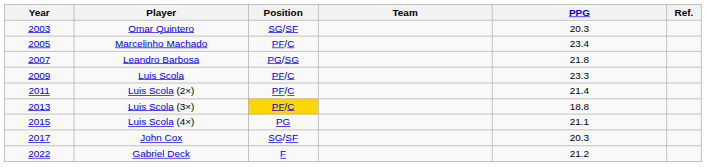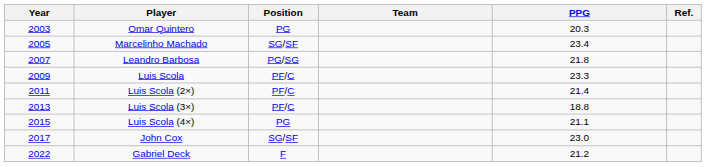(283, 28) SG/SF -> (283, 28) PG
(283, 44) PF/C -> (283, 44) SG/SF
(283, 107) gold background -> (283, 107) no background
(579, 138) 20.3 -> (579, 138) 23.0
